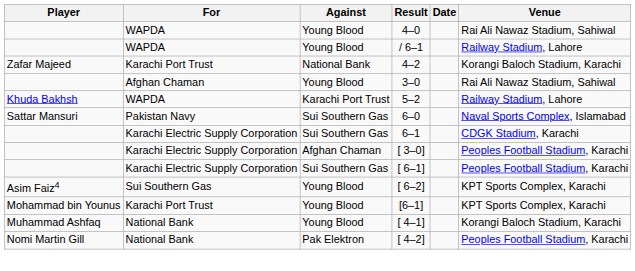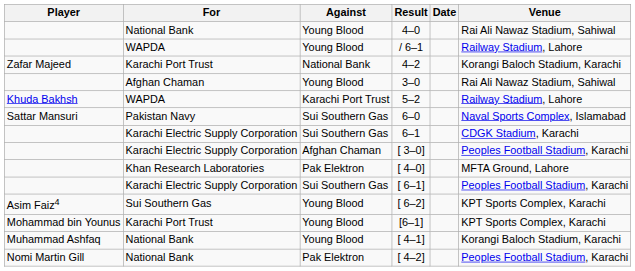(145, 30) WAPDA -> (159, 30) National Bank
+ row: (411, 168)
